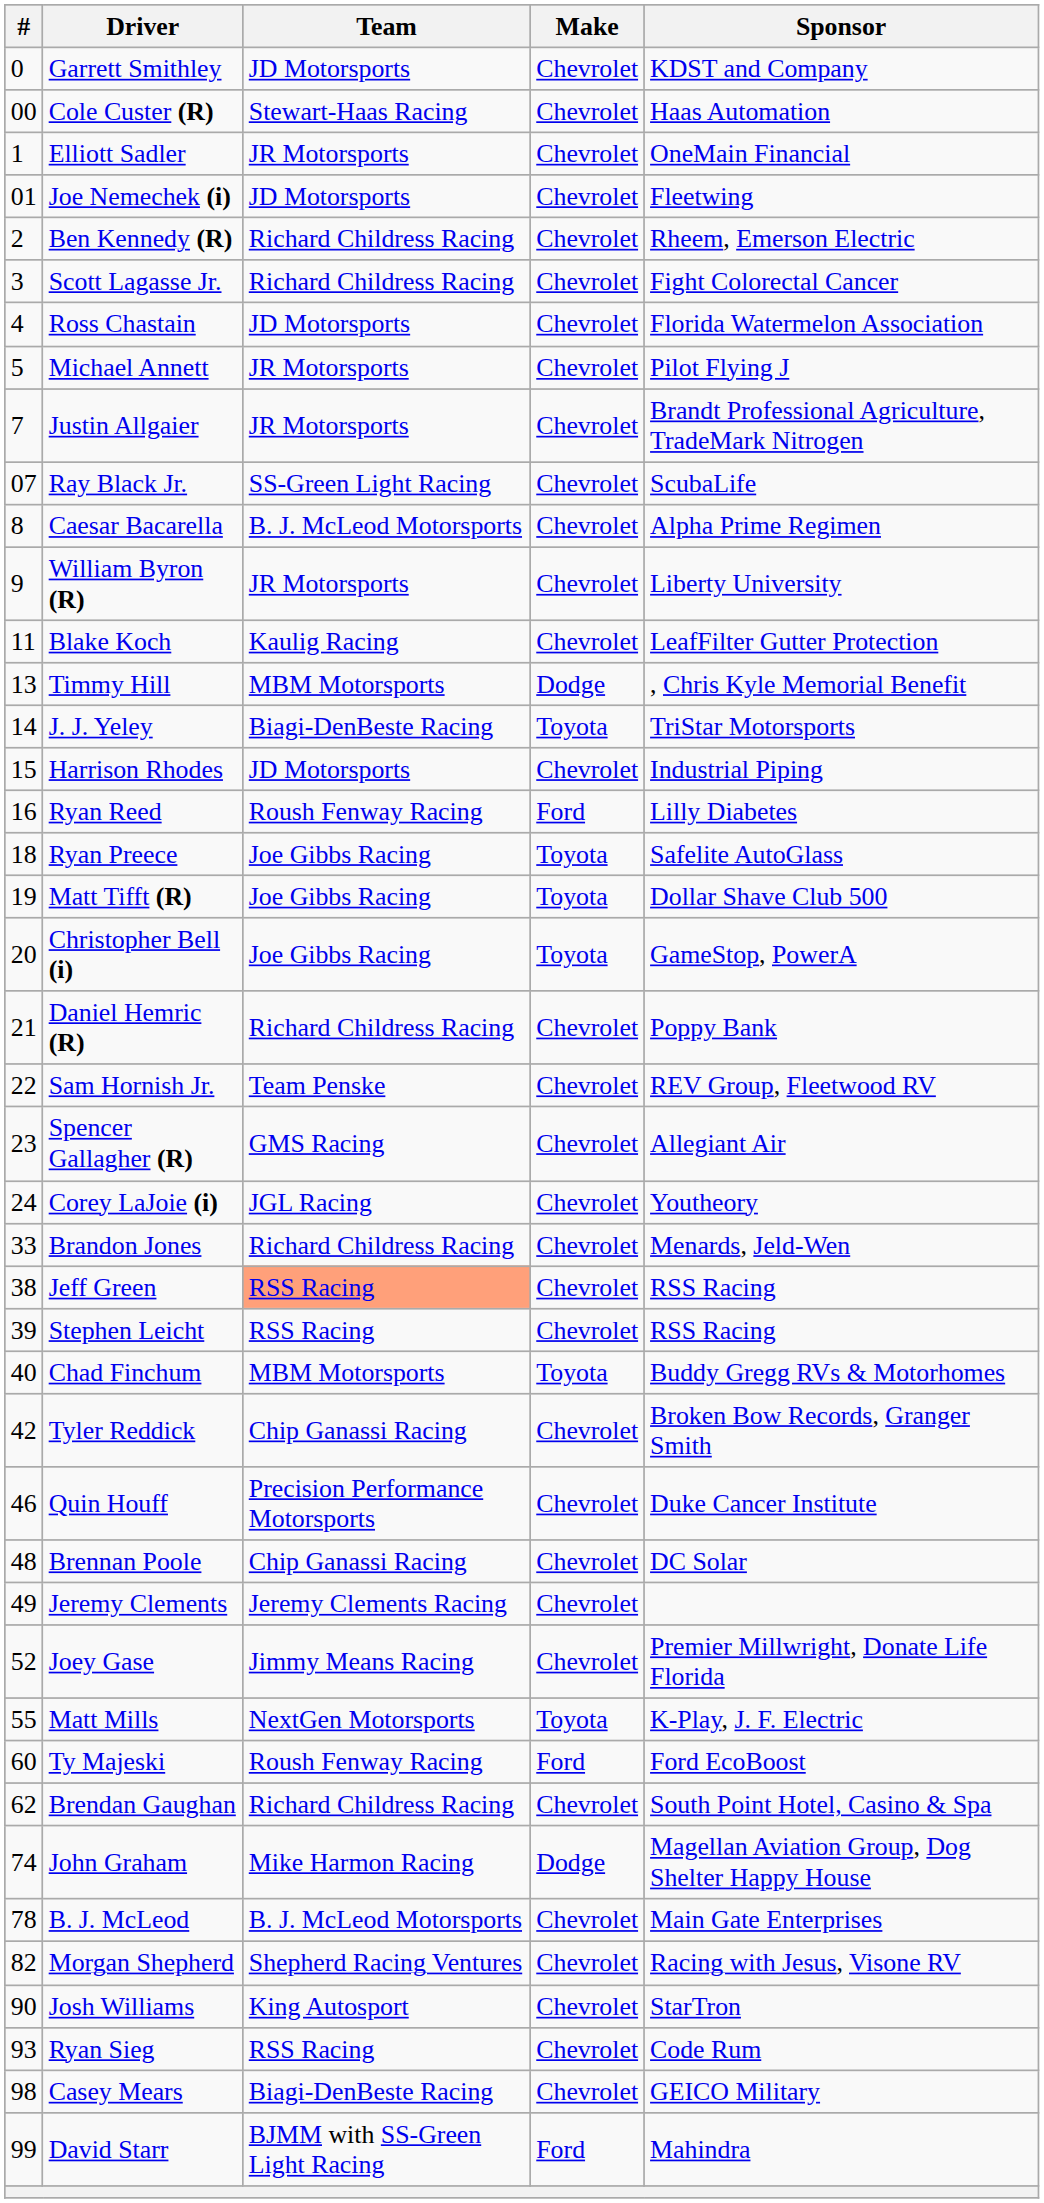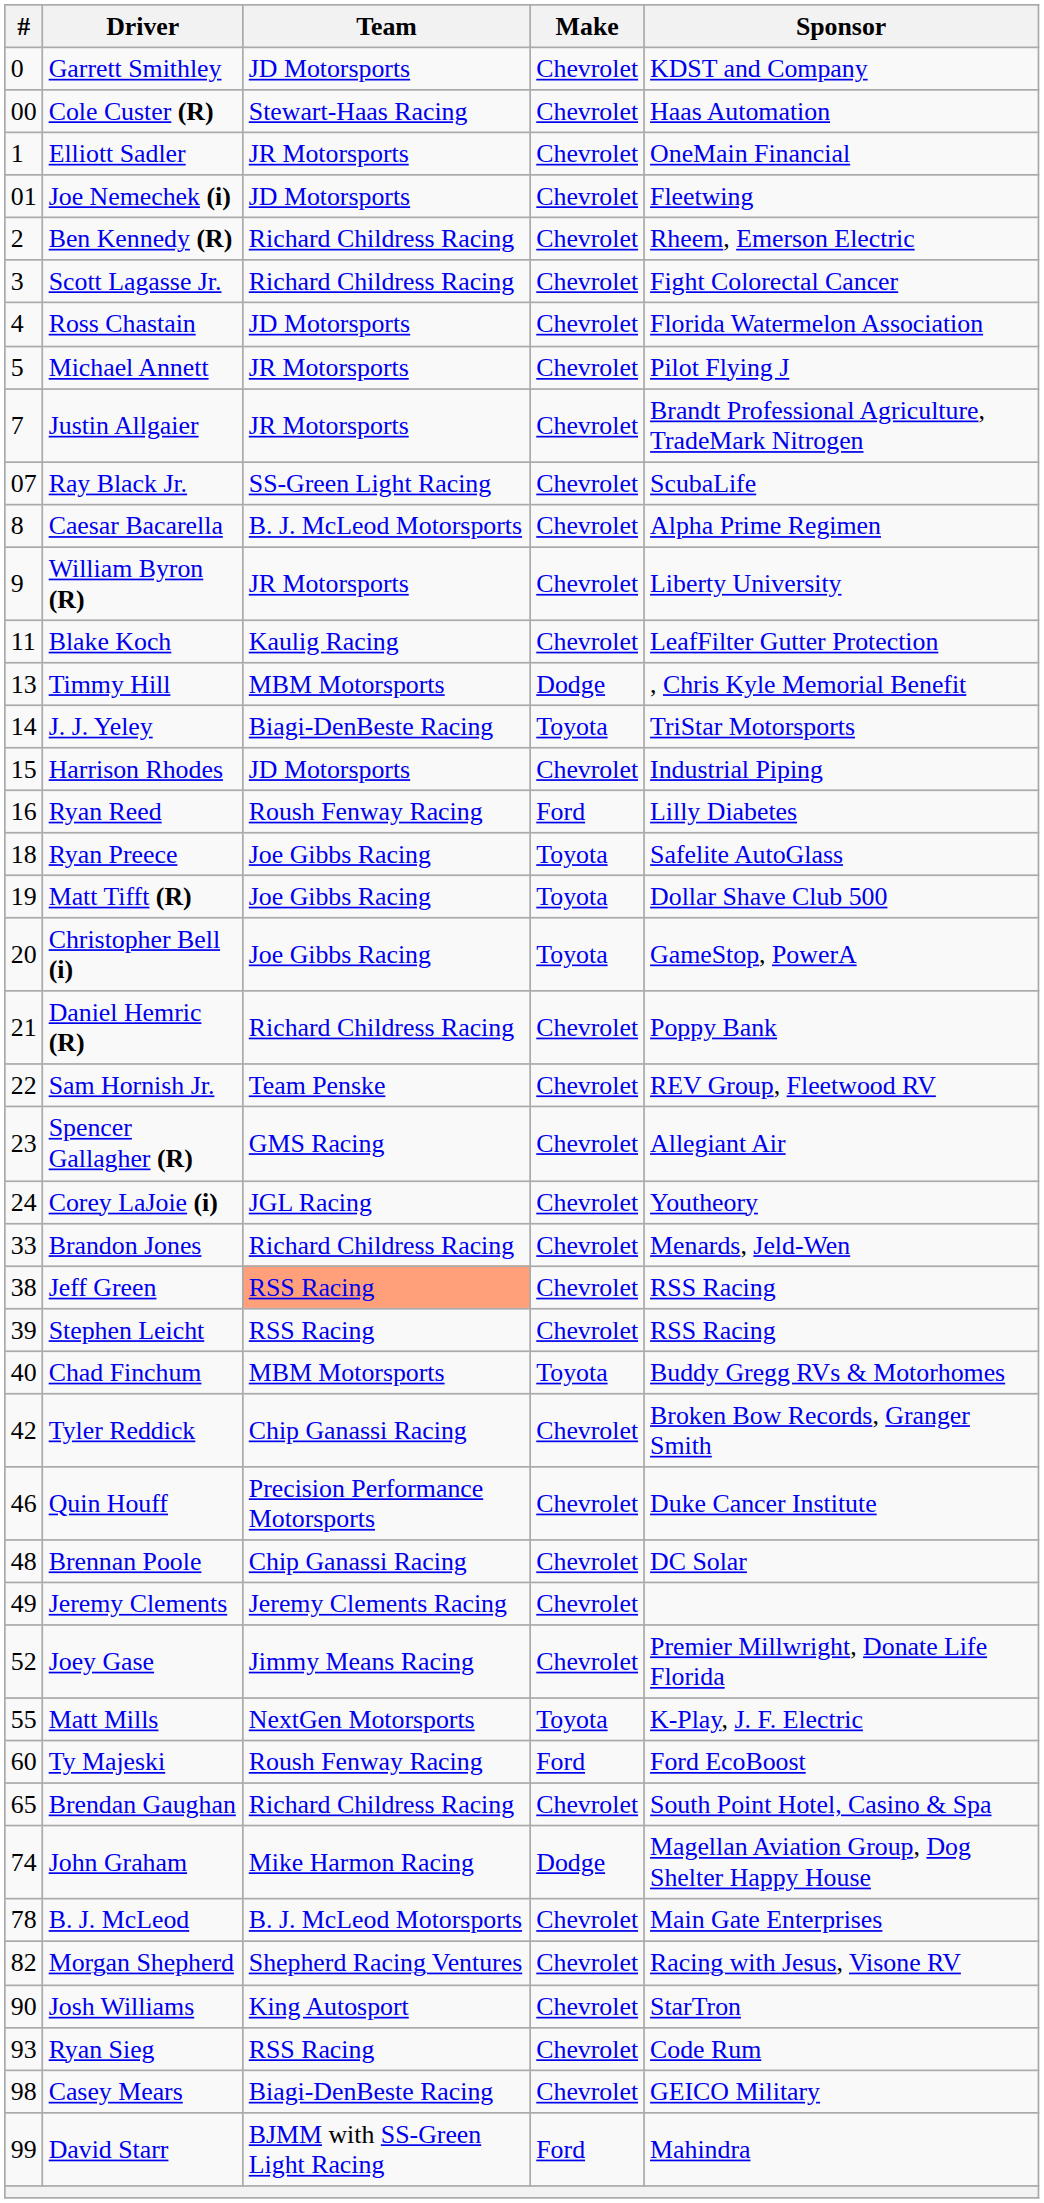(24, 1804) 62 -> (24, 1804) 65
